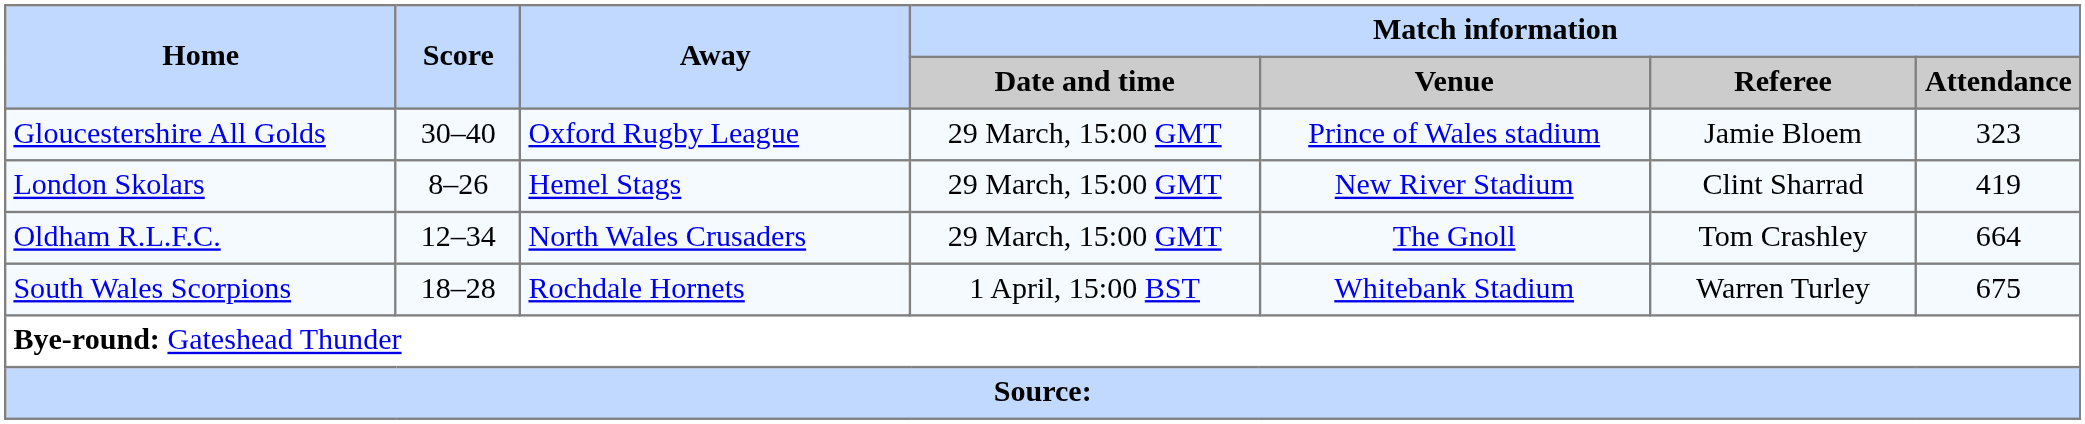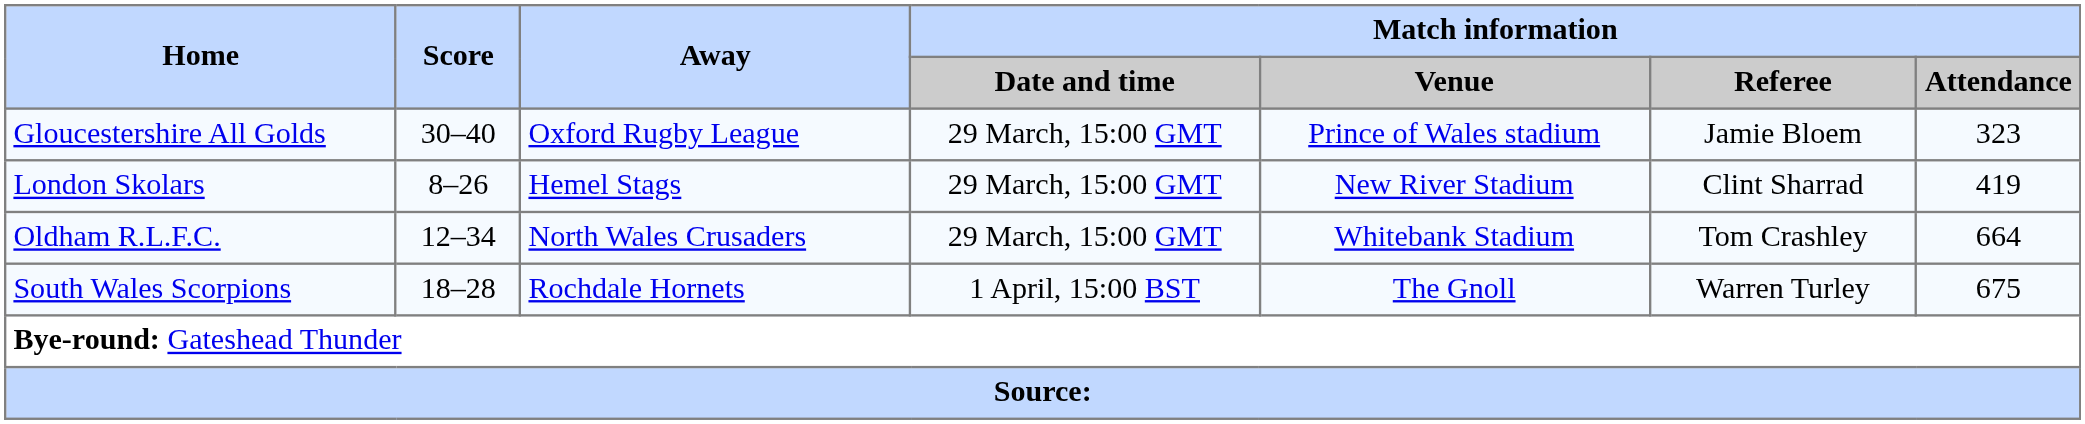(1454, 237) The Gnoll -> (1454, 237) Whitebank Stadium
(1454, 288) Whitebank Stadium -> (1454, 288) The Gnoll
